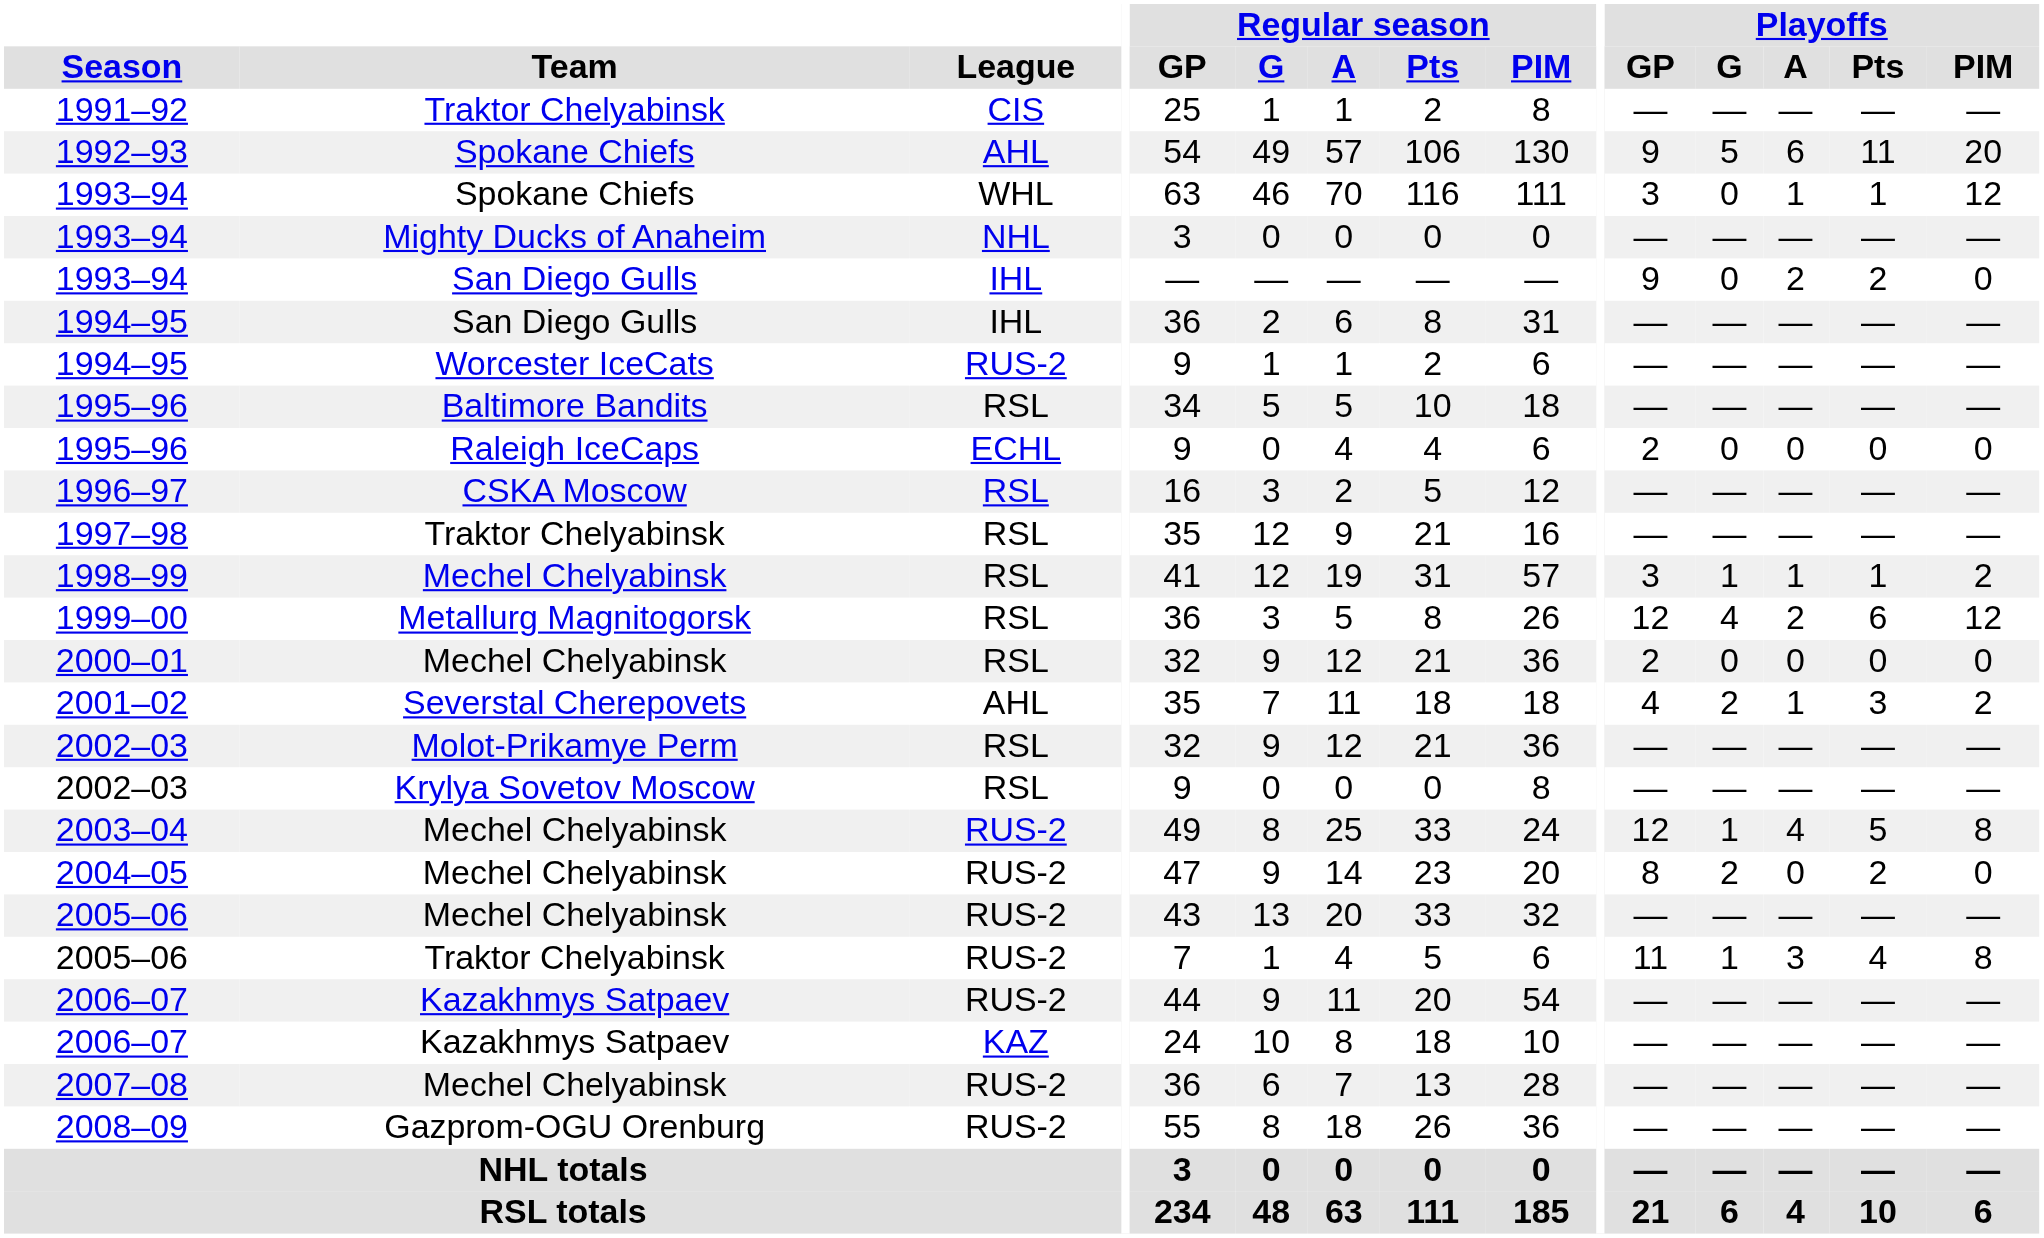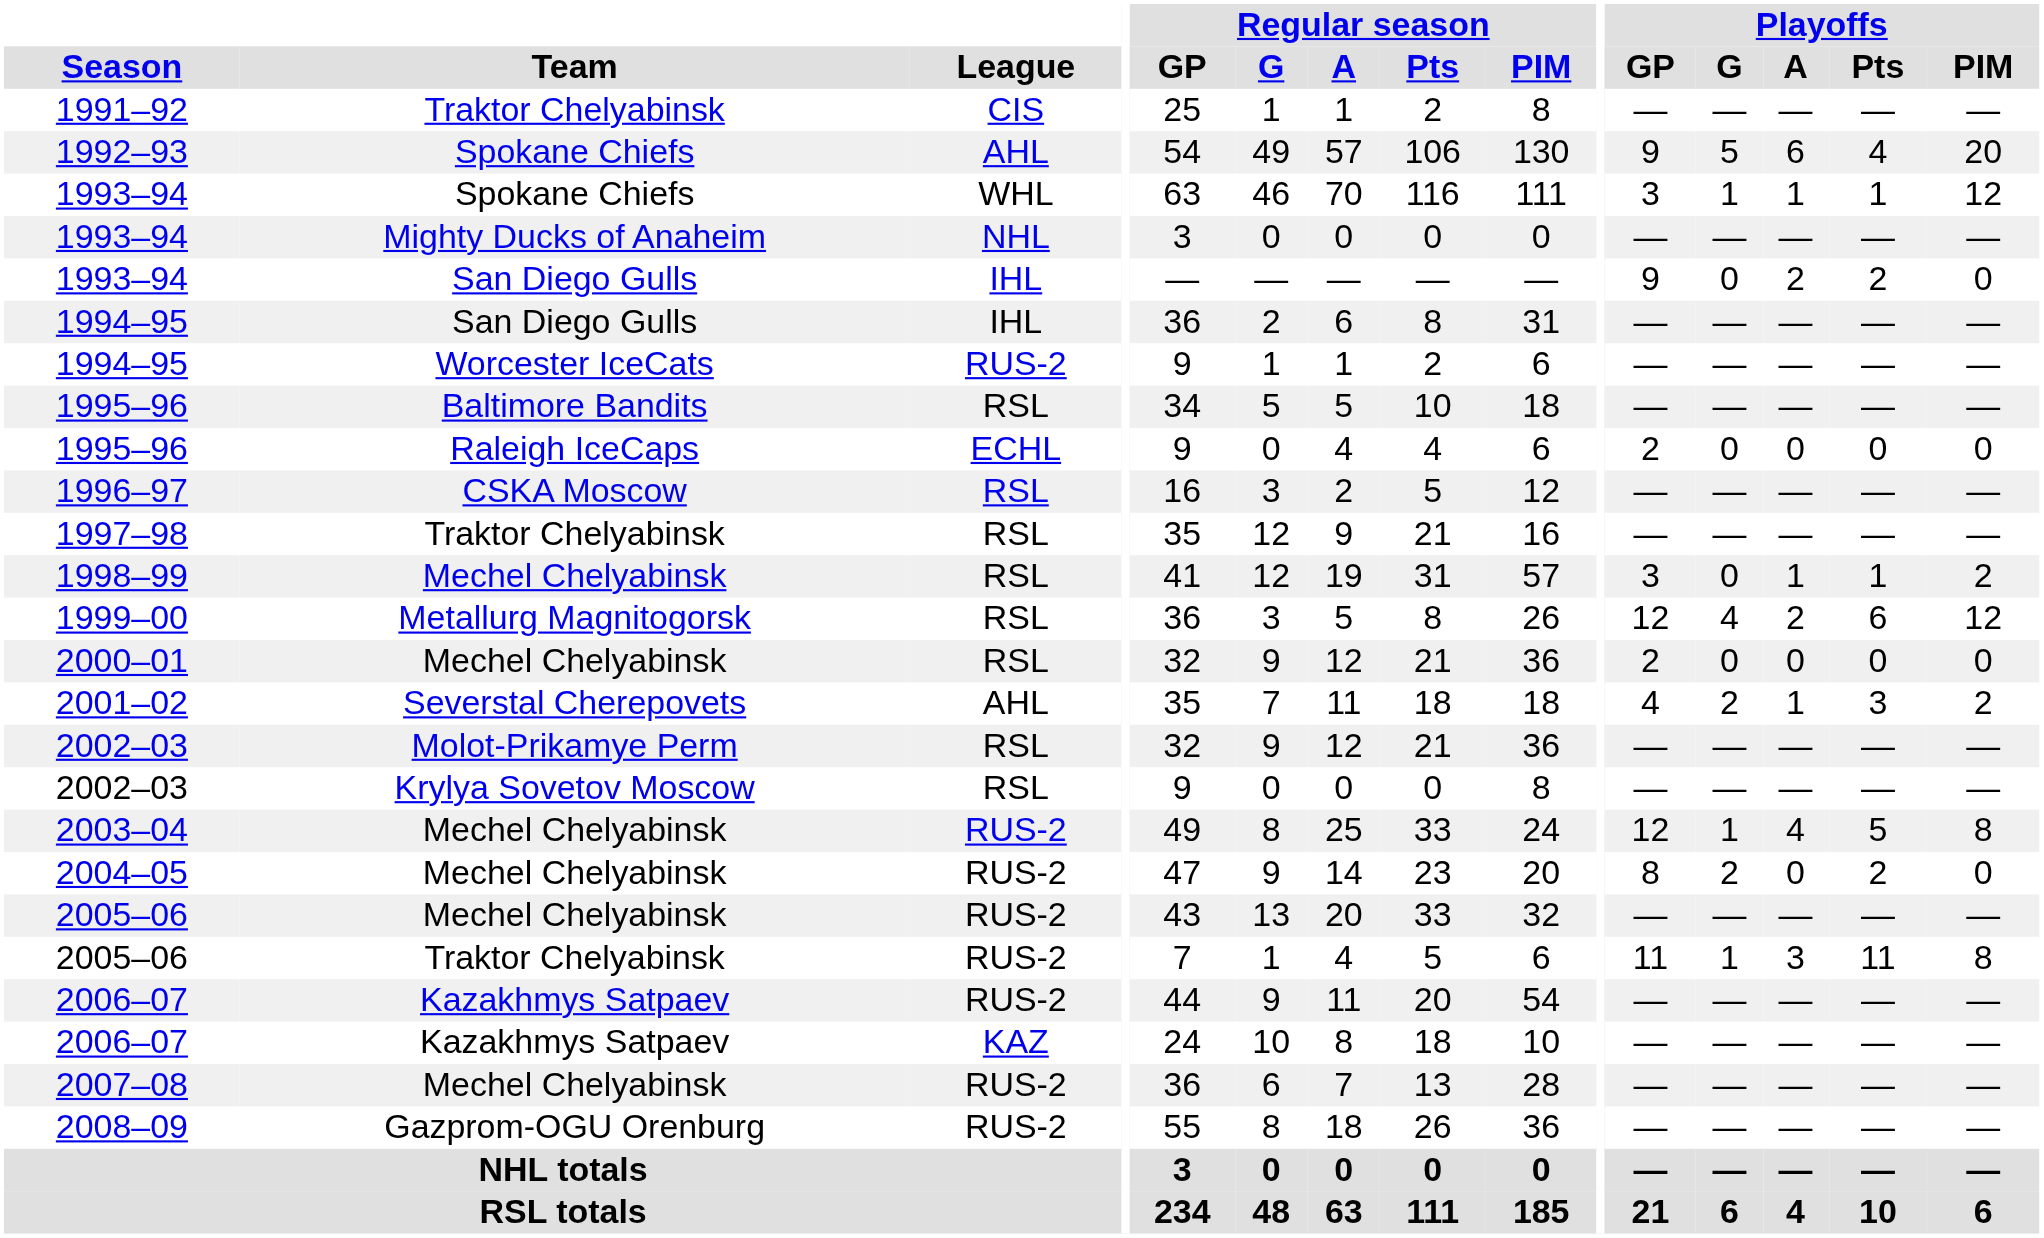(1878, 151) 11 -> (1878, 151) 4
(1730, 194) 0 -> (1730, 194) 1
(1730, 575) 1 -> (1730, 575) 0
(1878, 957) 4 -> (1878, 957) 11
